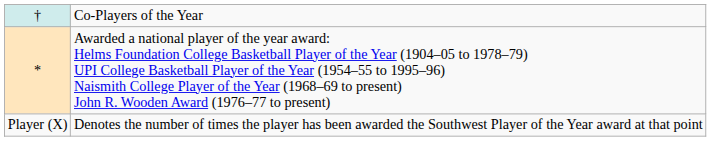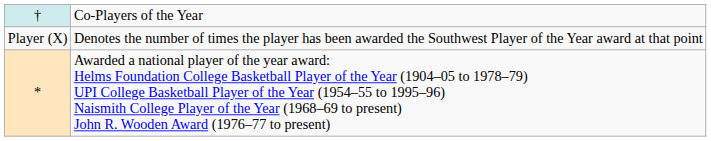rows swapped: (38, 70) <-> (38, 125)
